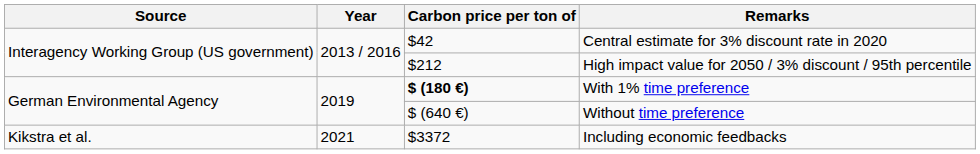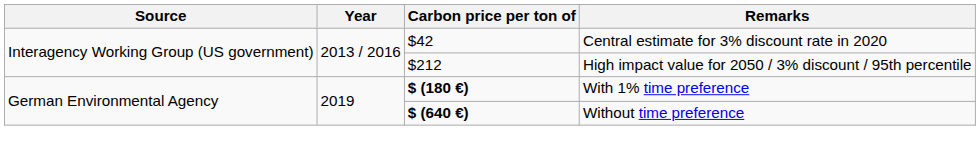(438, 112) normal -> (438, 112) bold
- row: (685, 137)
